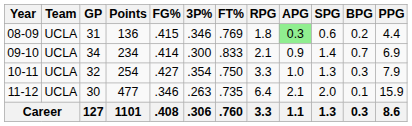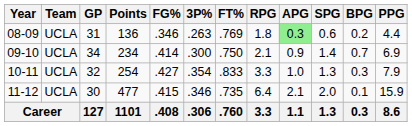(167, 33) .415 -> (167, 33) .346
(199, 33) .346 -> (199, 33) .263
(231, 53) .833 -> (231, 53) .750
(231, 72) .750 -> (231, 72) .833
(167, 92) .346 -> (167, 92) .415
(199, 92) .263 -> (199, 92) .346
